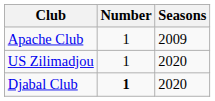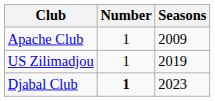(173, 61) 2020 -> (173, 61) 2019
(173, 84) 2020 -> (173, 84) 2023
